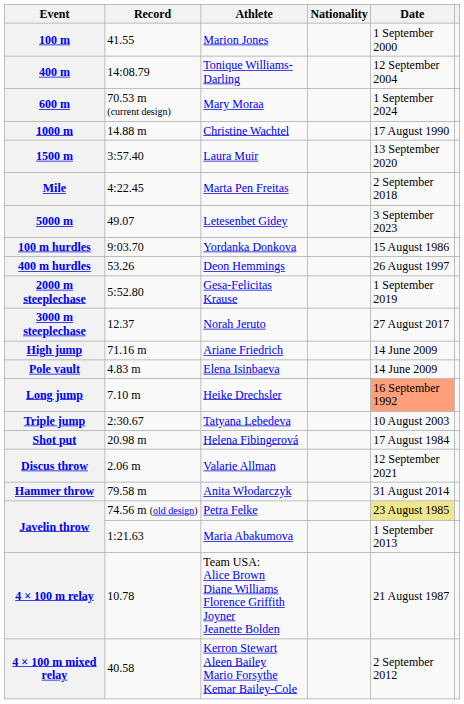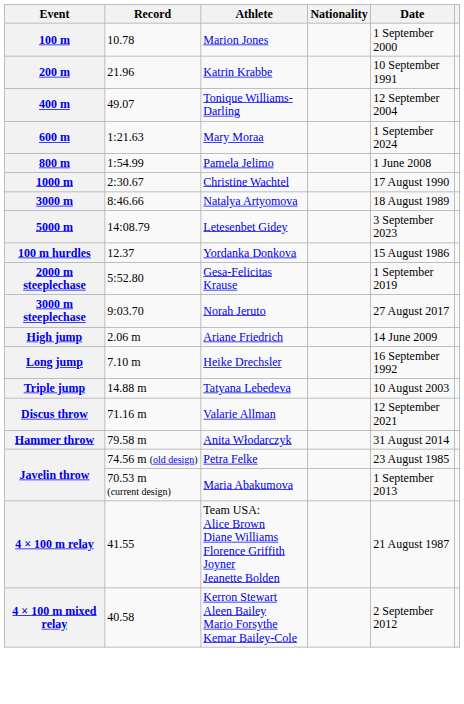(121, 39) 41.55 -> (121, 39) 10.78
+ row: (54, 72)
(128, 72) 14:08.79 -> (121, 104) 49.07
(139, 104) 70.53 m (current design) -> (125, 137) 1:21.63
+ row: (54, 163)
(127, 130) 14.88 m -> (125, 182) 2:30.67
- row: (54, 156)
- row: (54, 188)
+ row: (54, 201)
(121, 221) 49.07 -> (128, 227) 14:08.79
(125, 247) 9:03.70 -> (121, 252) 12.37
- row: (54, 266)
(121, 324) 12.37 -> (125, 311) 9:03.70
(127, 350) 71.16 m -> (124, 336) 2.06 m
- row: (54, 369)
(406, 395) lightsalmon background -> (406, 362) no background
(125, 420) 2:30.67 -> (127, 388) 14.88 m
- row: (54, 440)
(124, 465) 2.06 m -> (127, 414) 71.16 m
(411, 510) khaki background -> (411, 459) no background
(125, 536) 1:21.63 -> (139, 484) 70.53 m (current design)
(121, 595) 10.78 -> (121, 544) 41.55
